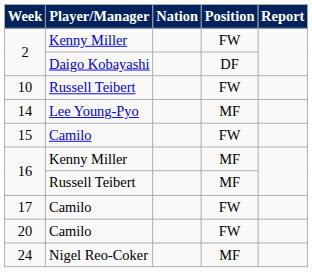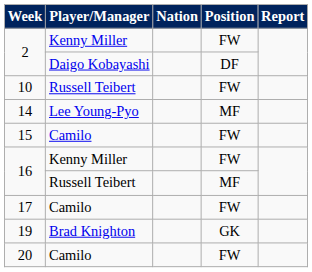(230, 159) MF -> (230, 159) FW
+ row: (25, 230)
- row: (25, 254)
